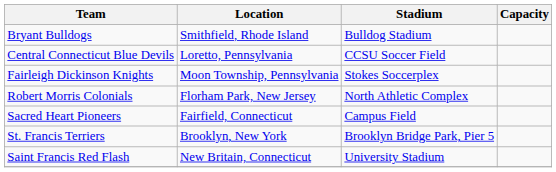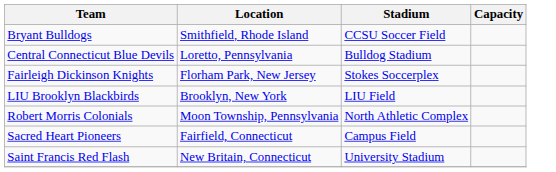(388, 34) Bulldog Stadium -> (395, 34) CCSU Soccer Field
(395, 55) CCSU Soccer Field -> (388, 55) Bulldog Stadium
(259, 75) Moon Township, Pennsylvania -> (248, 75) Florham Park, New Jersey
+ row: (73, 95)
(248, 95) Florham Park, New Jersey -> (259, 116) Moon Township, Pennsylvania
- row: (56, 136)
